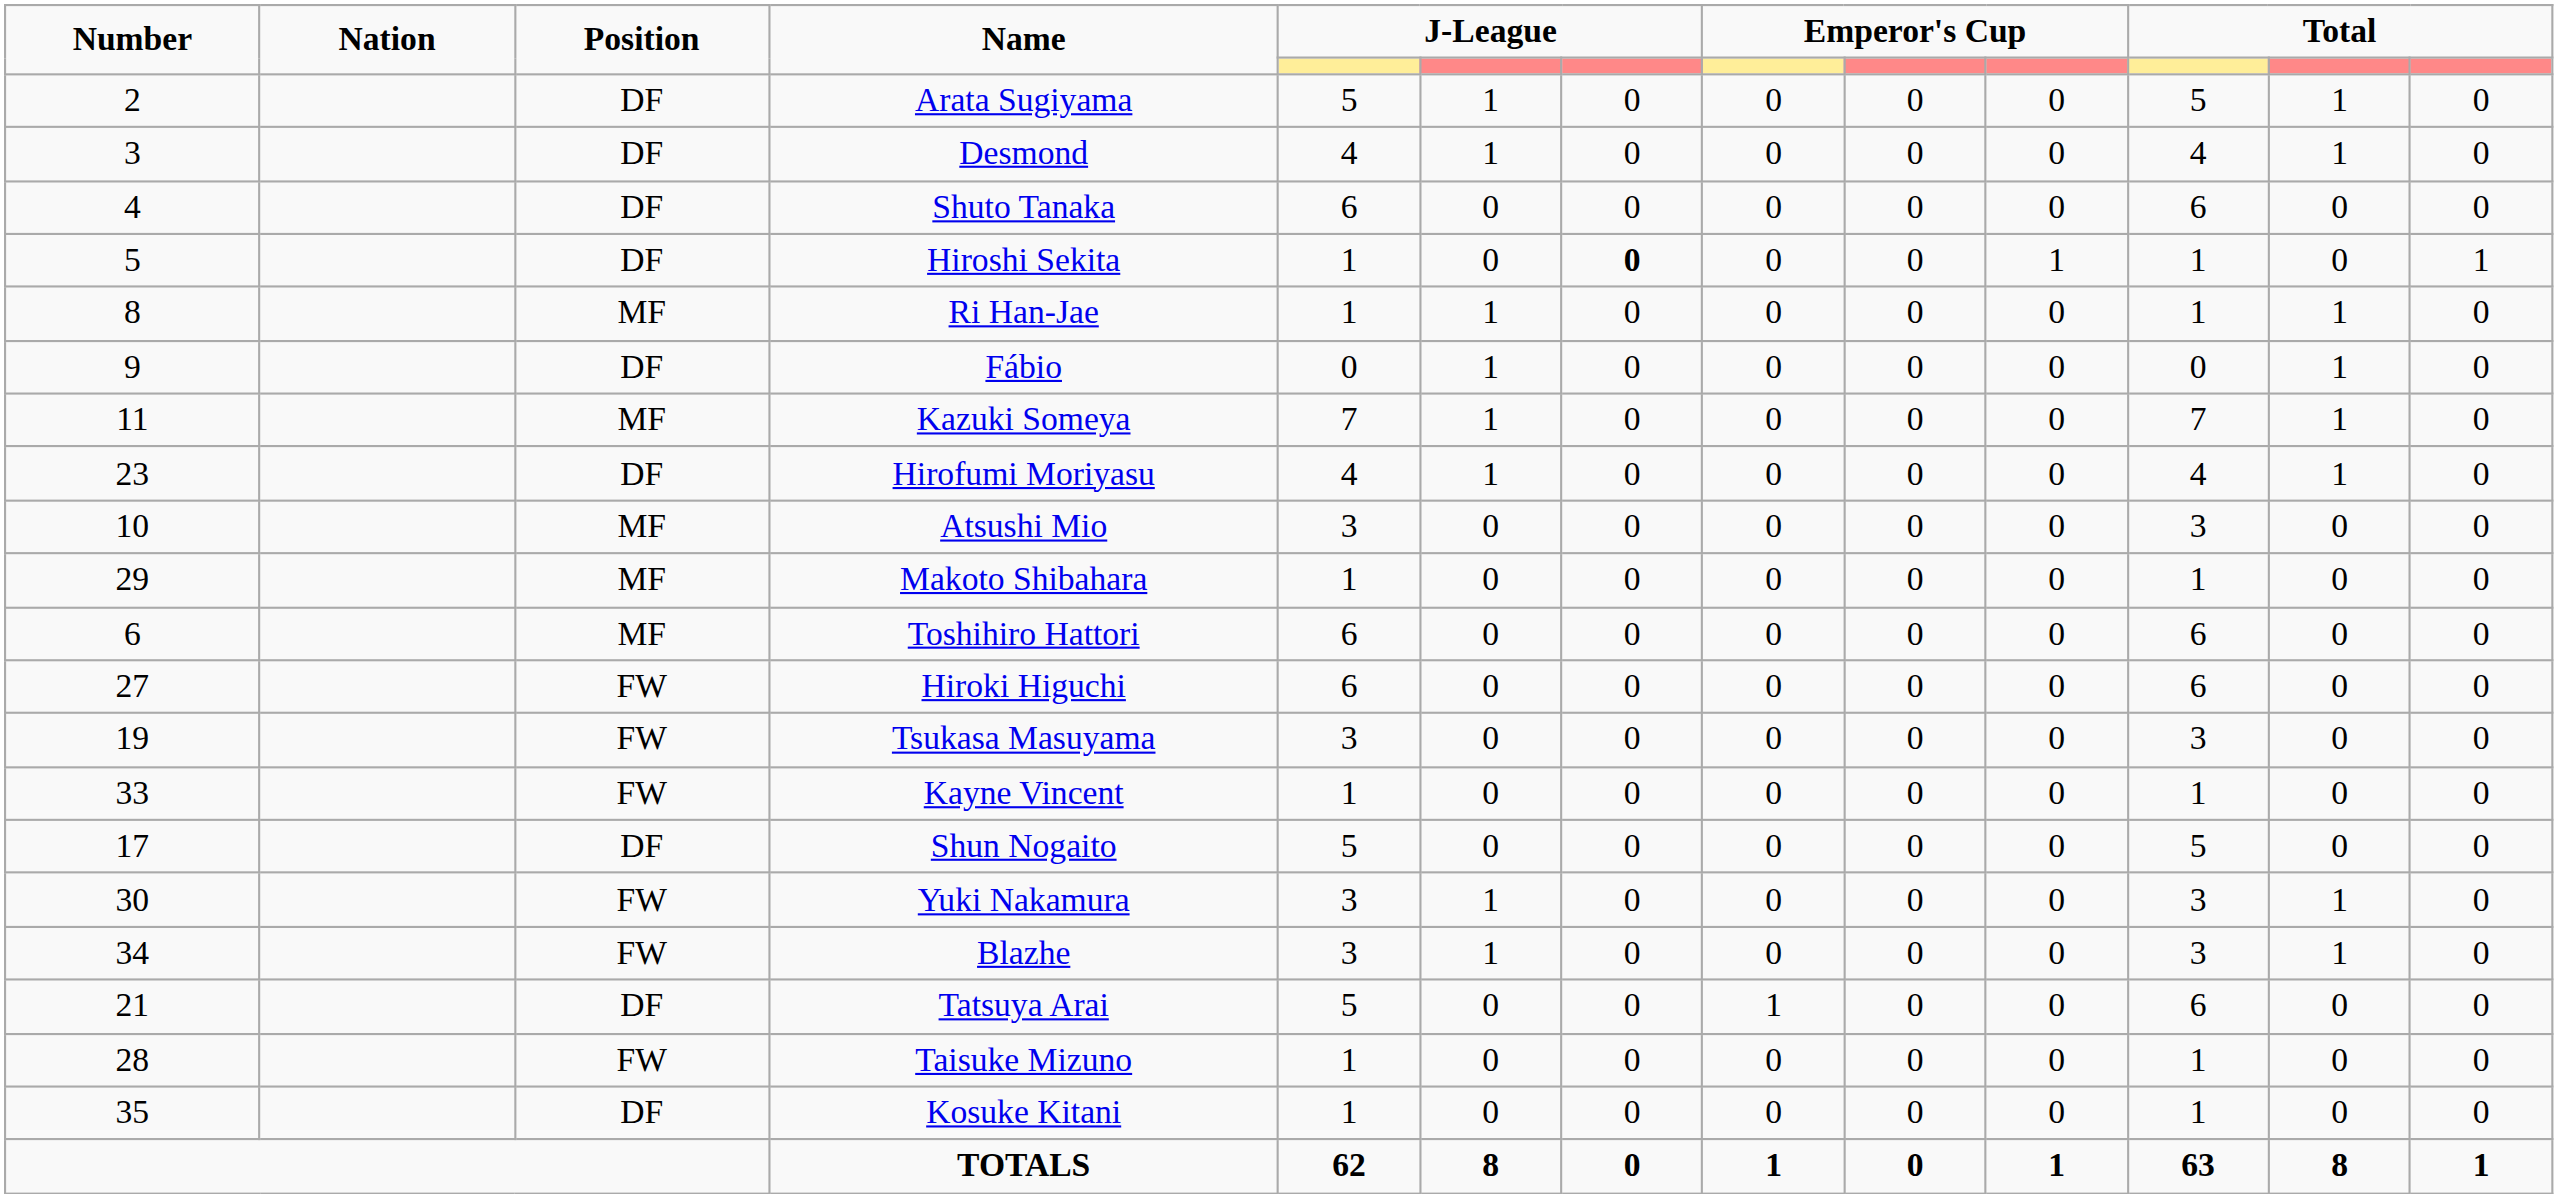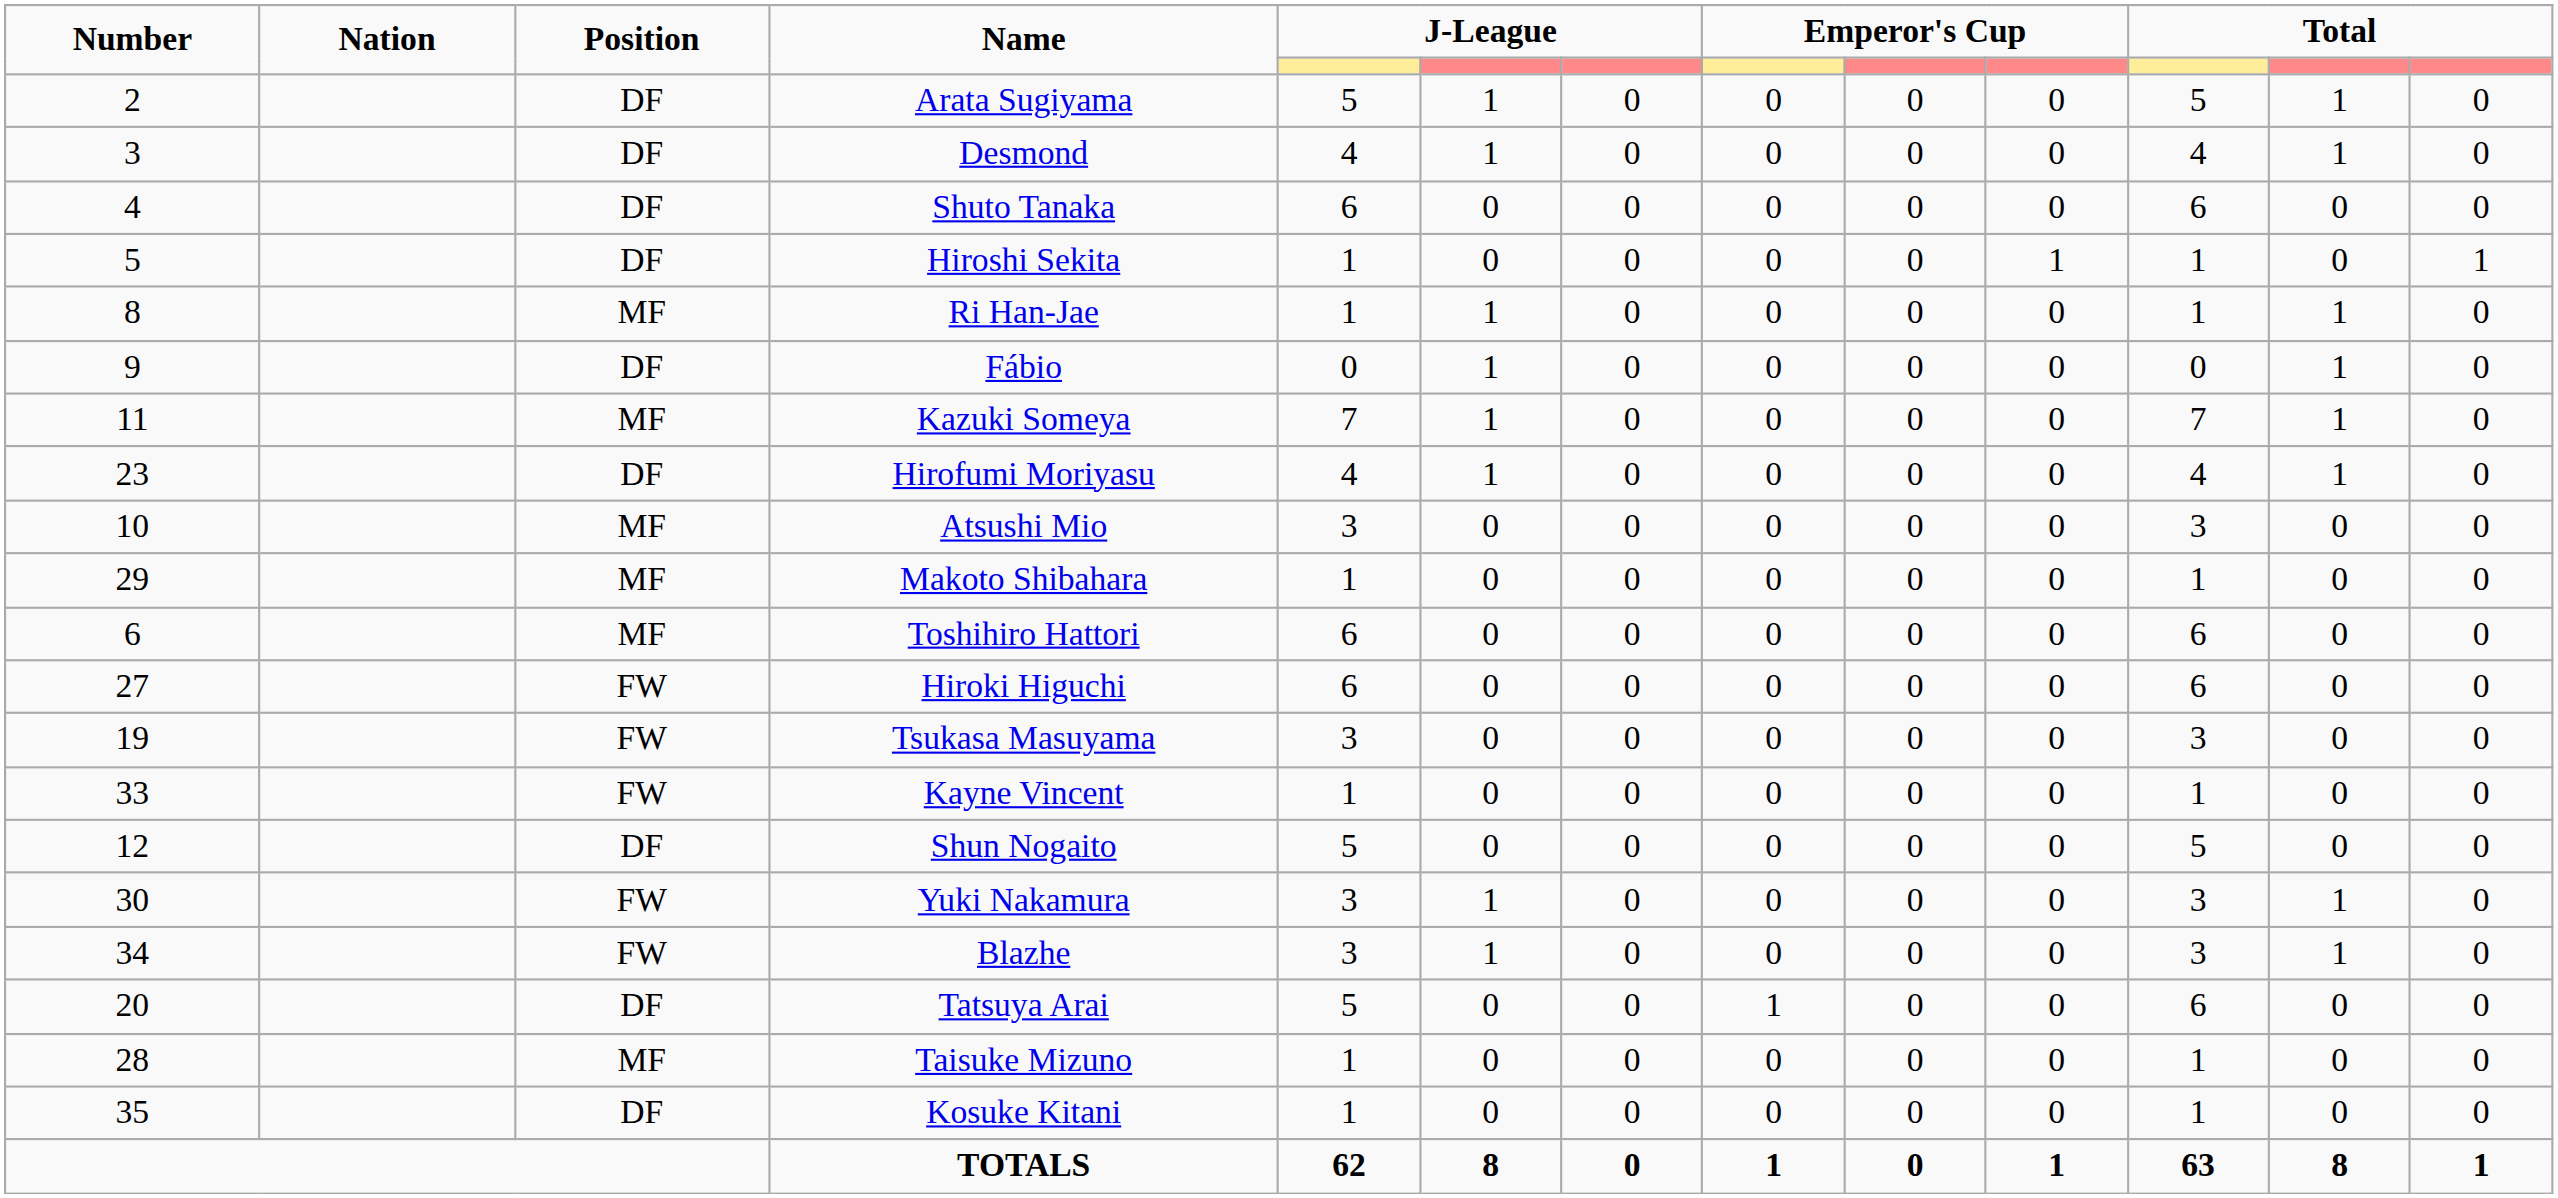(1632, 259) bold -> (1632, 259) normal
(132, 845) 17 -> (132, 845) 12
(132, 1005) 21 -> (132, 1005) 20
(642, 1059) FW -> (642, 1059) MF
